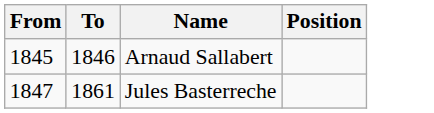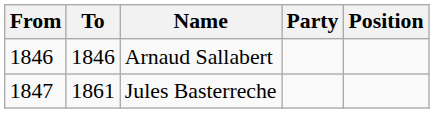+ column: (313, 21)
(31, 56) 1845 -> (31, 56) 1846
